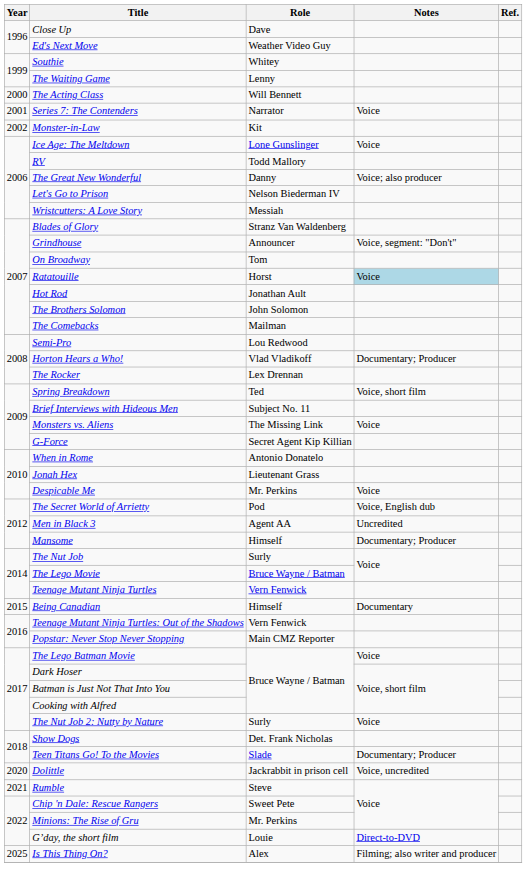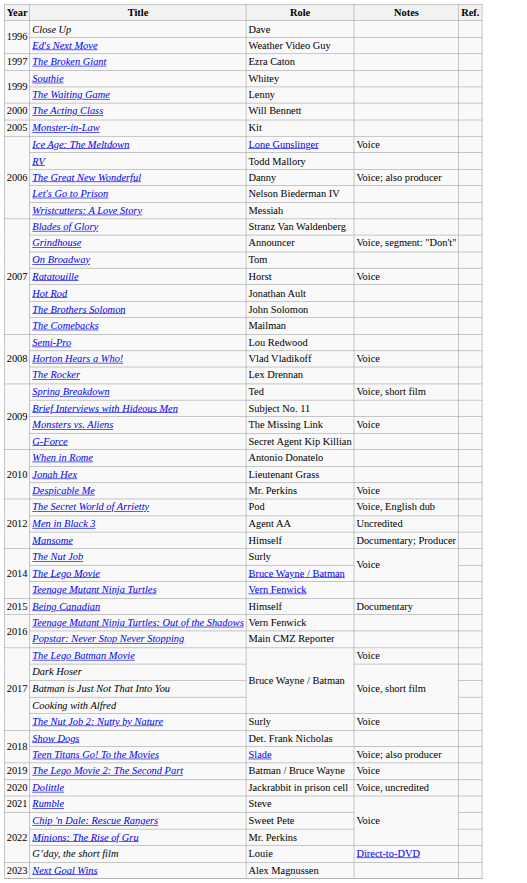+ row: (69, 62)
- row: (85, 111)
(17, 128) 2002 -> (17, 128) 2005
(368, 276) lightblue background -> (368, 276) no background
(406, 359) Documentary; Producer -> (368, 359) Voice
(406, 754) Documentary; Producer -> (399, 754) Voice; also producer
+ row: (108, 771)
+ row: (65, 870)
- row: (70, 853)
